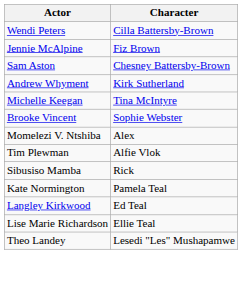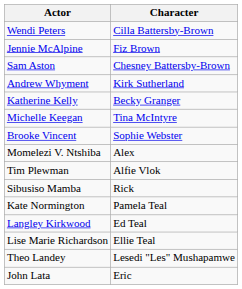+ row: (42, 100)
+ row: (29, 275)
